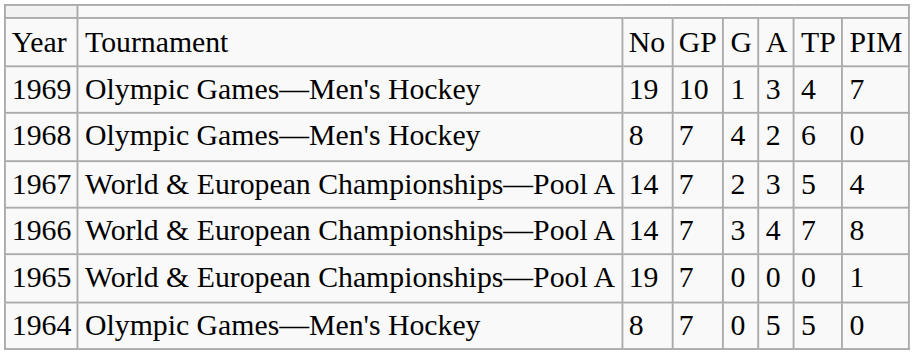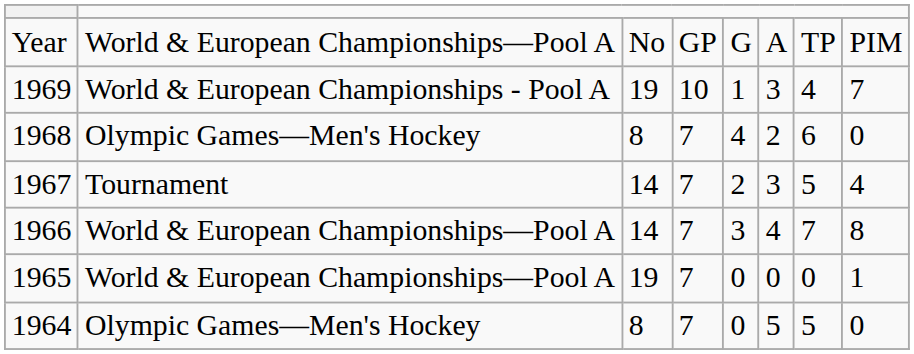(157, 41) Tournament -> (350, 41) World & European Championships—Pool A
(283, 89) Olympic Games—Men's Hockey -> (348, 89) World & European Championships - Pool A
(350, 183) World & European Championships—Pool A -> (157, 183) Tournament
